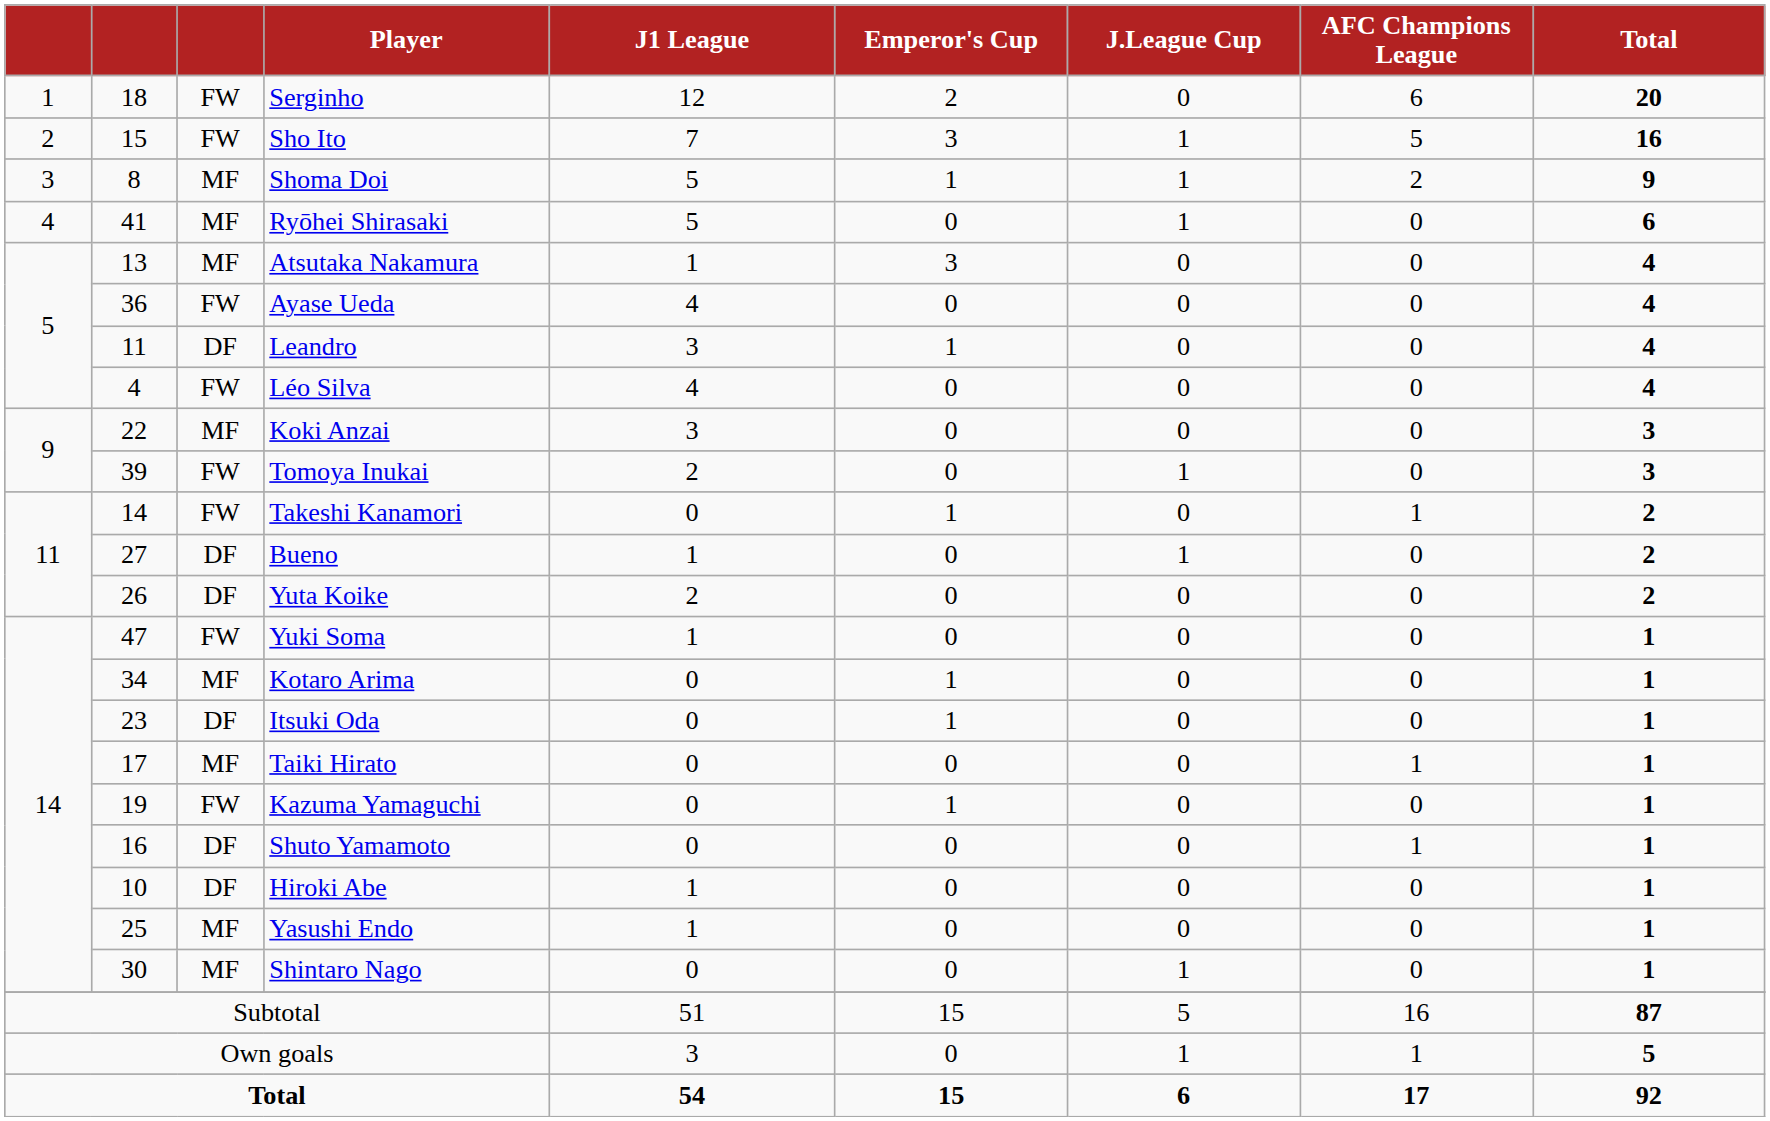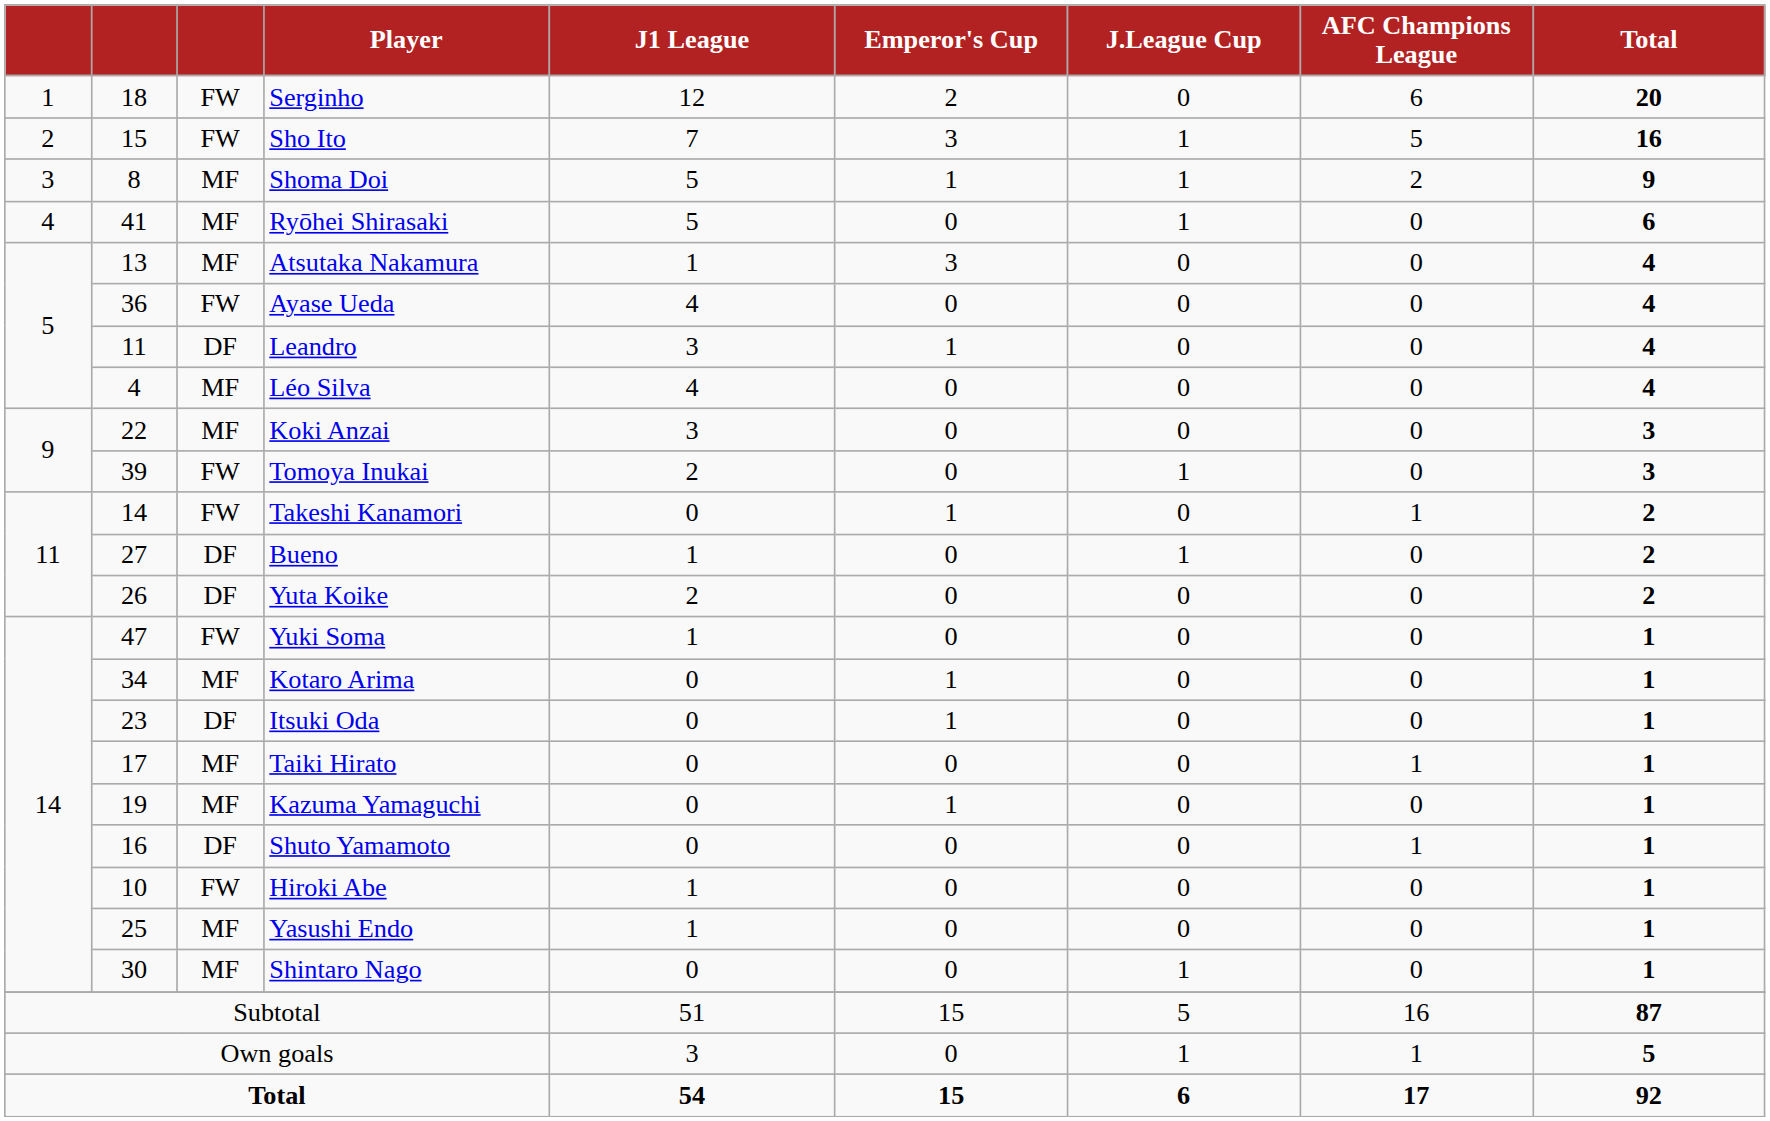(220, 387) FW -> (220, 387) MF
(220, 803) FW -> (220, 803) MF
(220, 887) DF -> (220, 887) FW
